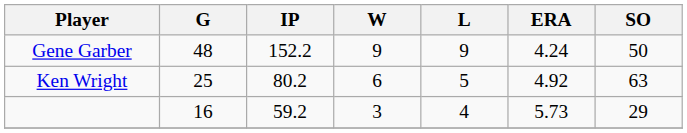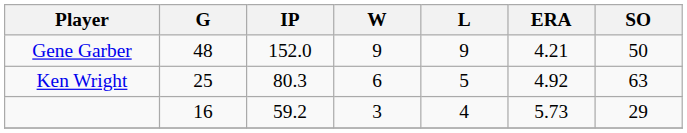(290, 50) 152.2 -> (290, 50) 152.0
(551, 50) 4.24 -> (551, 50) 4.21
(290, 81) 80.2 -> (290, 81) 80.3
